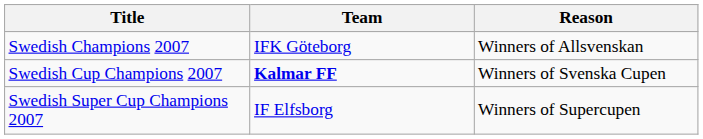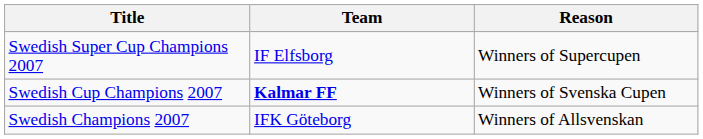rows swapped: (99, 45) <-> (118, 110)
